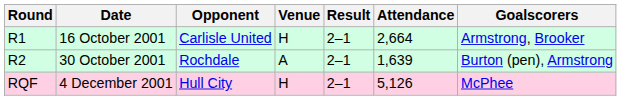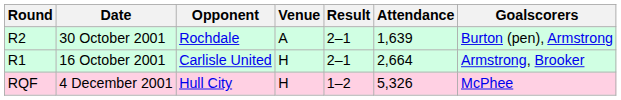rows swapped: (112, 38) <-> (112, 60)
(339, 83) 2–1 -> (339, 83) 1–2
(395, 83) 5,126 -> (395, 83) 5,326
